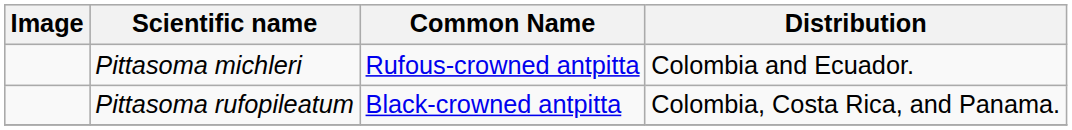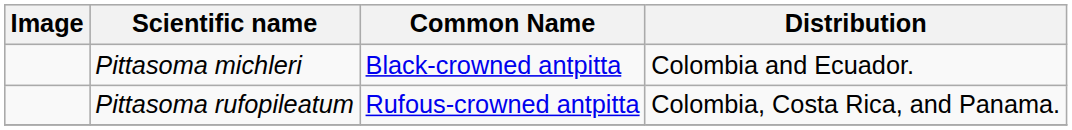(503, 64) Rufous-crowned antpitta -> (493, 64) Black-crowned antpitta
(493, 104) Black-crowned antpitta -> (503, 104) Rufous-crowned antpitta
